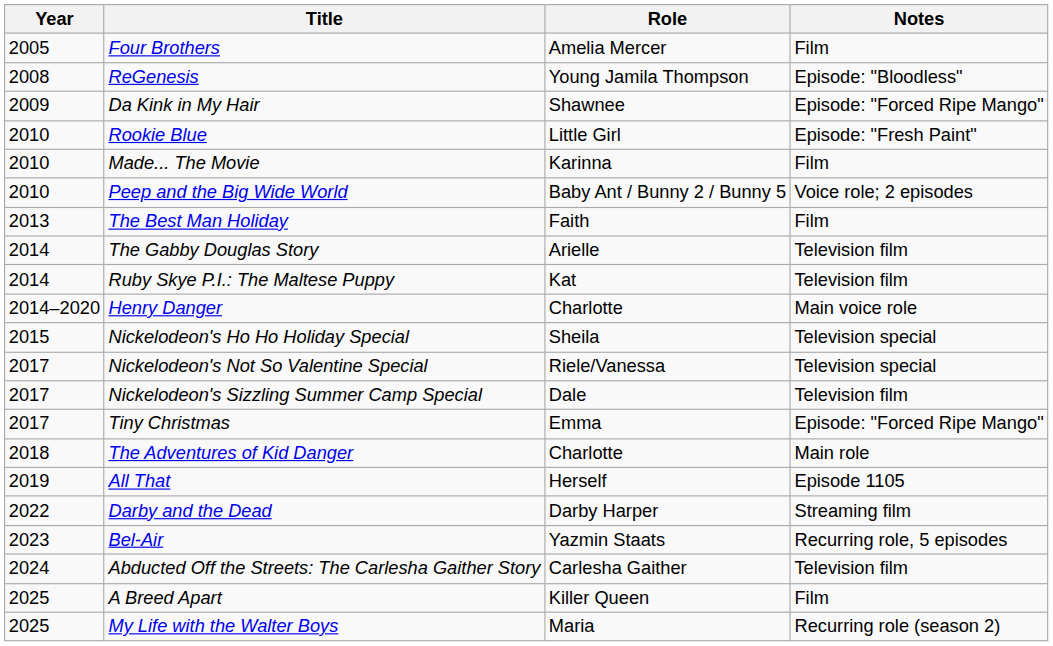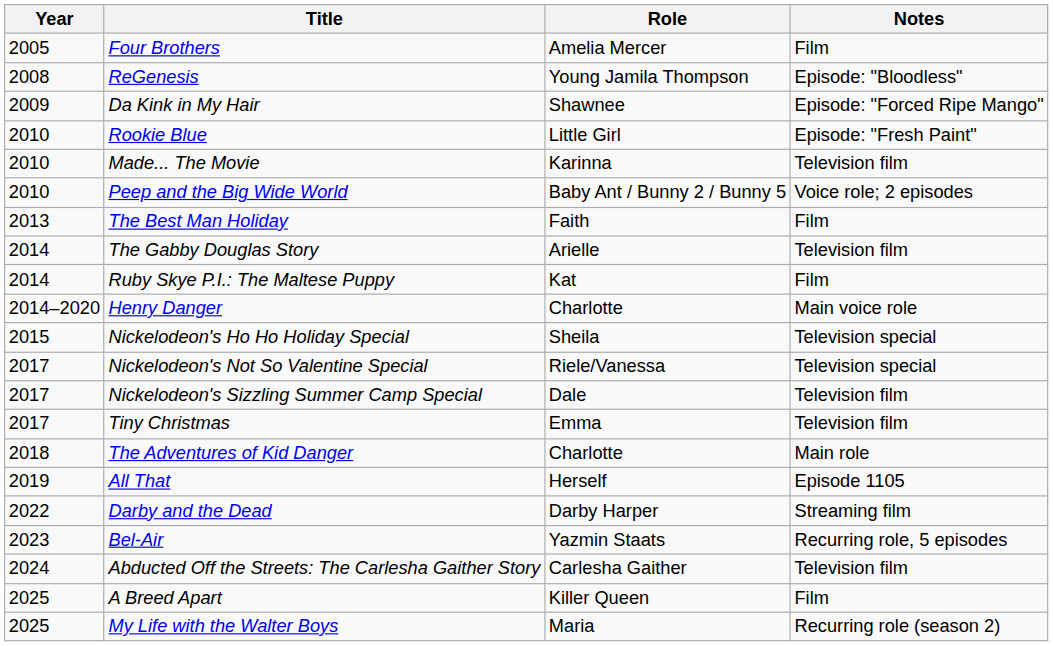(812, 163) Film -> (851, 163) Television film
(851, 279) Television film -> (812, 279) Film
(919, 423) Episode: "Forced Ripe Mango" -> (851, 423) Television film
